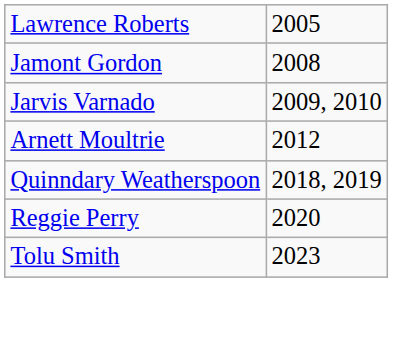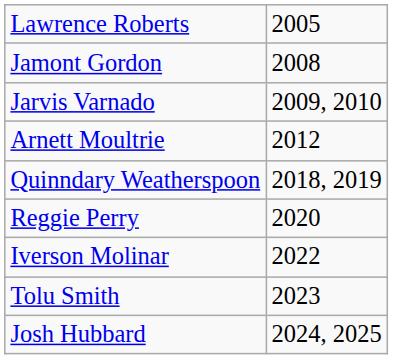+ row: (90, 256)
+ row: (78, 334)
